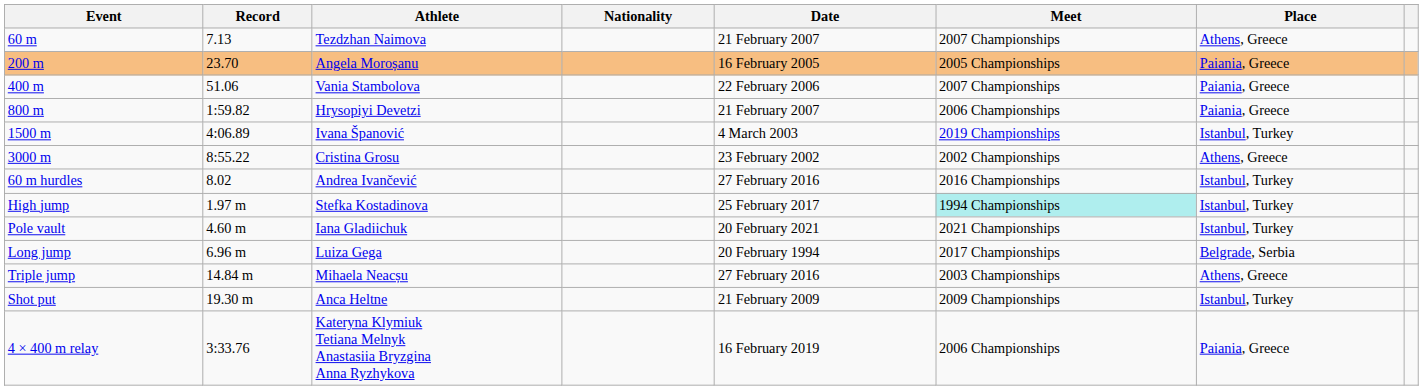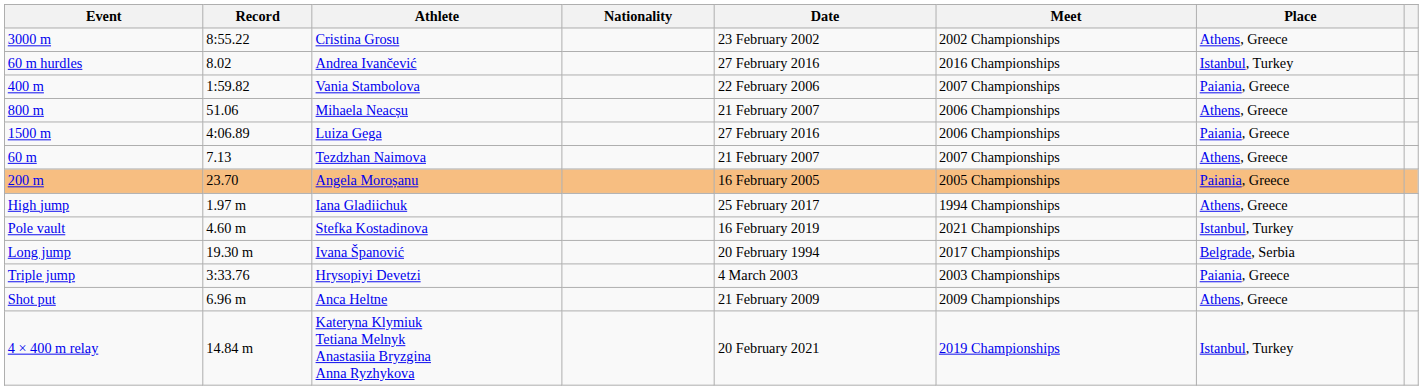rows swapped: (22, 40) <-> (29, 157)
rows swapped: (26, 63) <-> (45, 181)
(222, 87) 51.06 -> (228, 87) 1:59.82
(228, 110) 1:59.82 -> (222, 110) 51.06
(368, 110) Hrysopiyi Devetzi -> (362, 110) Mihaela Neacșu
(1244, 110) Paiania, Greece -> (1244, 110) Athens, Greece
(360, 134) Ivana Španović -> (349, 134) Luiza Gega
(758, 134) 4 March 2003 -> (769, 134) 27 February 2016
(999, 134) 2019 Championships -> (999, 134) 2006 Championships
(1247, 134) Istanbul, Turkey -> (1244, 134) Paiania, Greece
(372, 204) Stefka Kostadinova -> (361, 204) Iana Gladiichuk
(999, 204) paleturquoise background -> (999, 204) no background
(1247, 204) Istanbul, Turkey -> (1244, 204) Athens, Greece
(361, 228) Iana Gladiichuk -> (372, 228) Stefka Kostadinova
(769, 228) 20 February 2021 -> (769, 228) 16 February 2019
(226, 252) 6.96 m -> (230, 252) 19.30 m
(349, 252) Luiza Gega -> (360, 252) Ivana Španović
(230, 275) 14.84 m -> (228, 275) 3:33.76
(362, 275) Mihaela Neacșu -> (368, 275) Hrysopiyi Devetzi
(769, 275) 27 February 2016 -> (758, 275) 4 March 2003
(1244, 275) Athens, Greece -> (1244, 275) Paiania, Greece
(230, 299) 19.30 m -> (226, 299) 6.96 m
(1247, 299) Istanbul, Turkey -> (1244, 299) Athens, Greece
(228, 348) 3:33.76 -> (230, 348) 14.84 m
(769, 348) 16 February 2019 -> (769, 348) 20 February 2021
(999, 348) 2006 Championships -> (999, 348) 2019 Championships
(1244, 348) Paiania, Greece -> (1247, 348) Istanbul, Turkey
